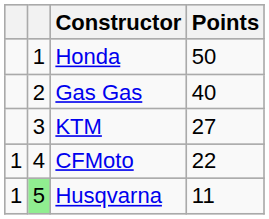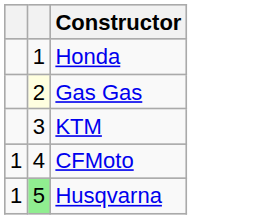- column: (225, 22)
(39, 91) no background -> (39, 91) lightyellow background
